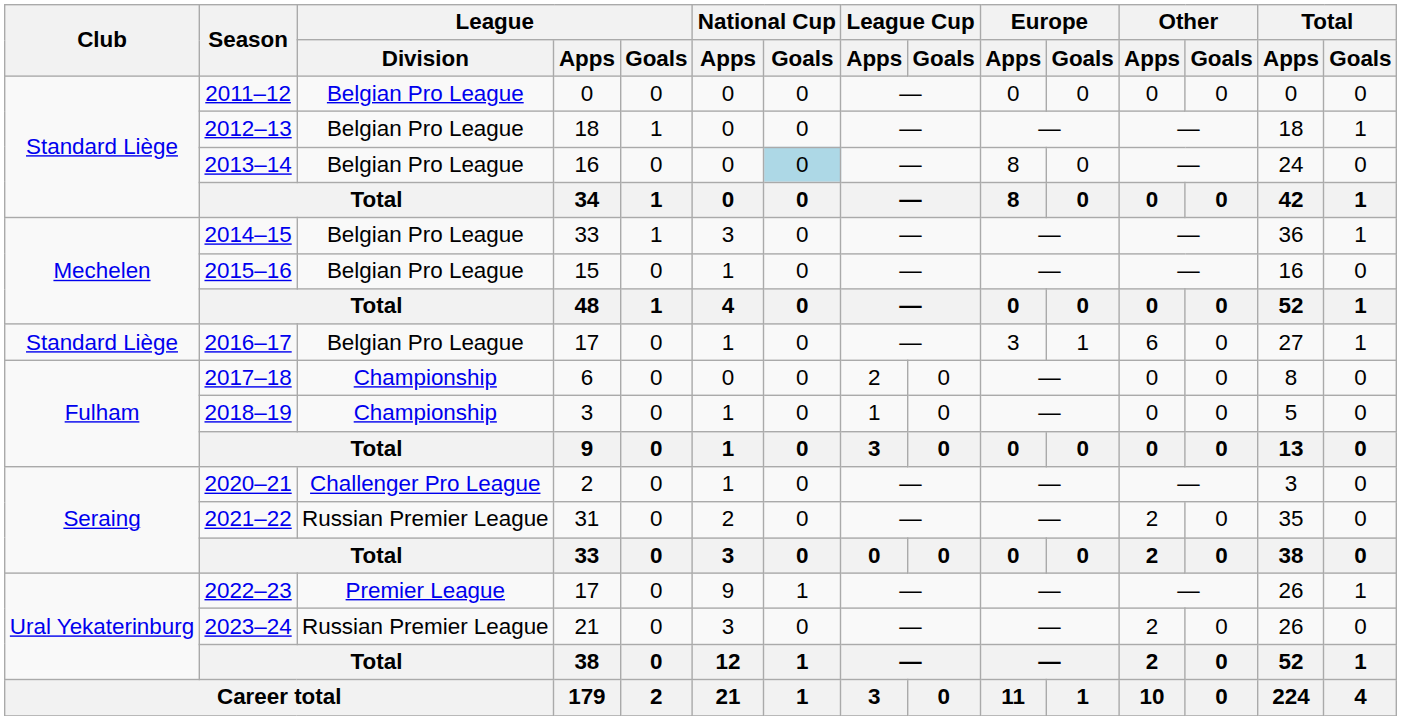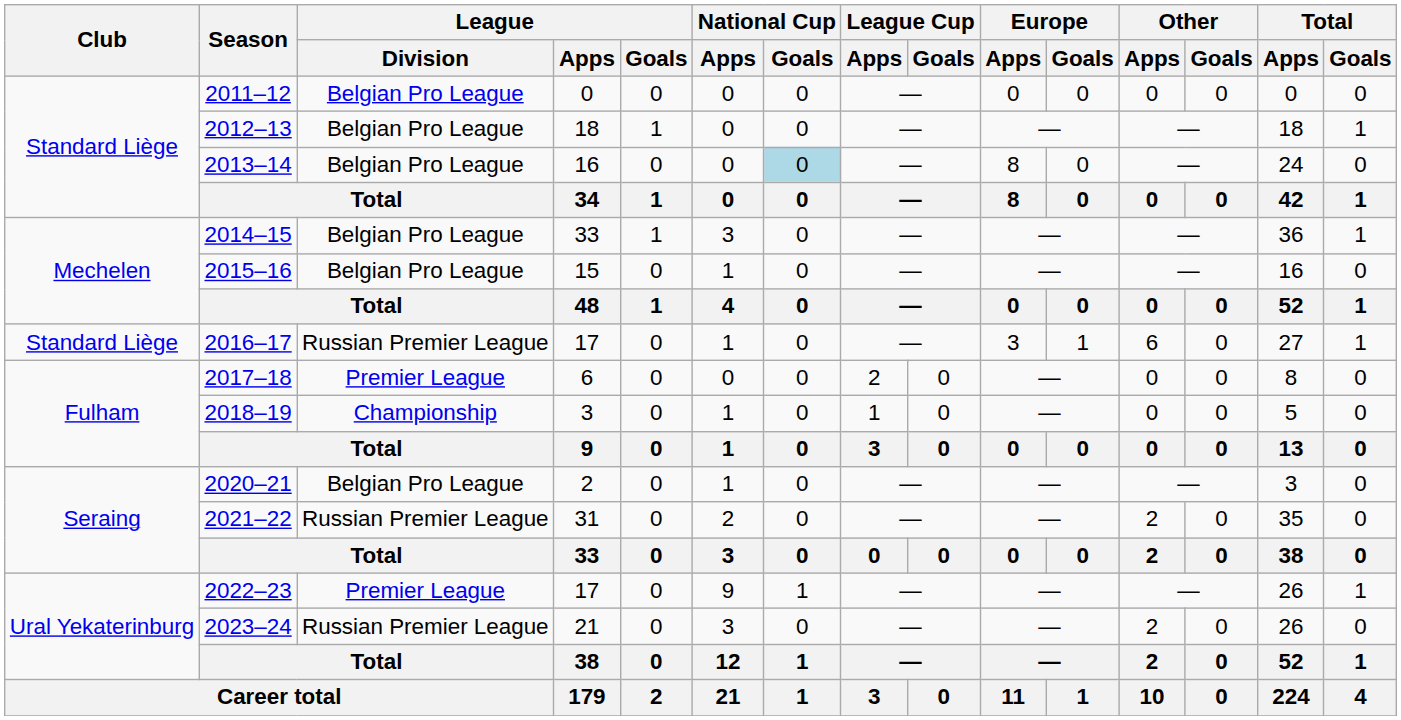(425, 341) Belgian Pro League -> (425, 341) Russian Premier League
(425, 377) Championship -> (425, 377) Premier League
(425, 484) Challenger Pro League -> (425, 484) Belgian Pro League
